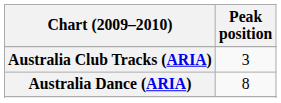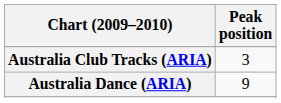(246, 84) 8 -> (246, 84) 9
